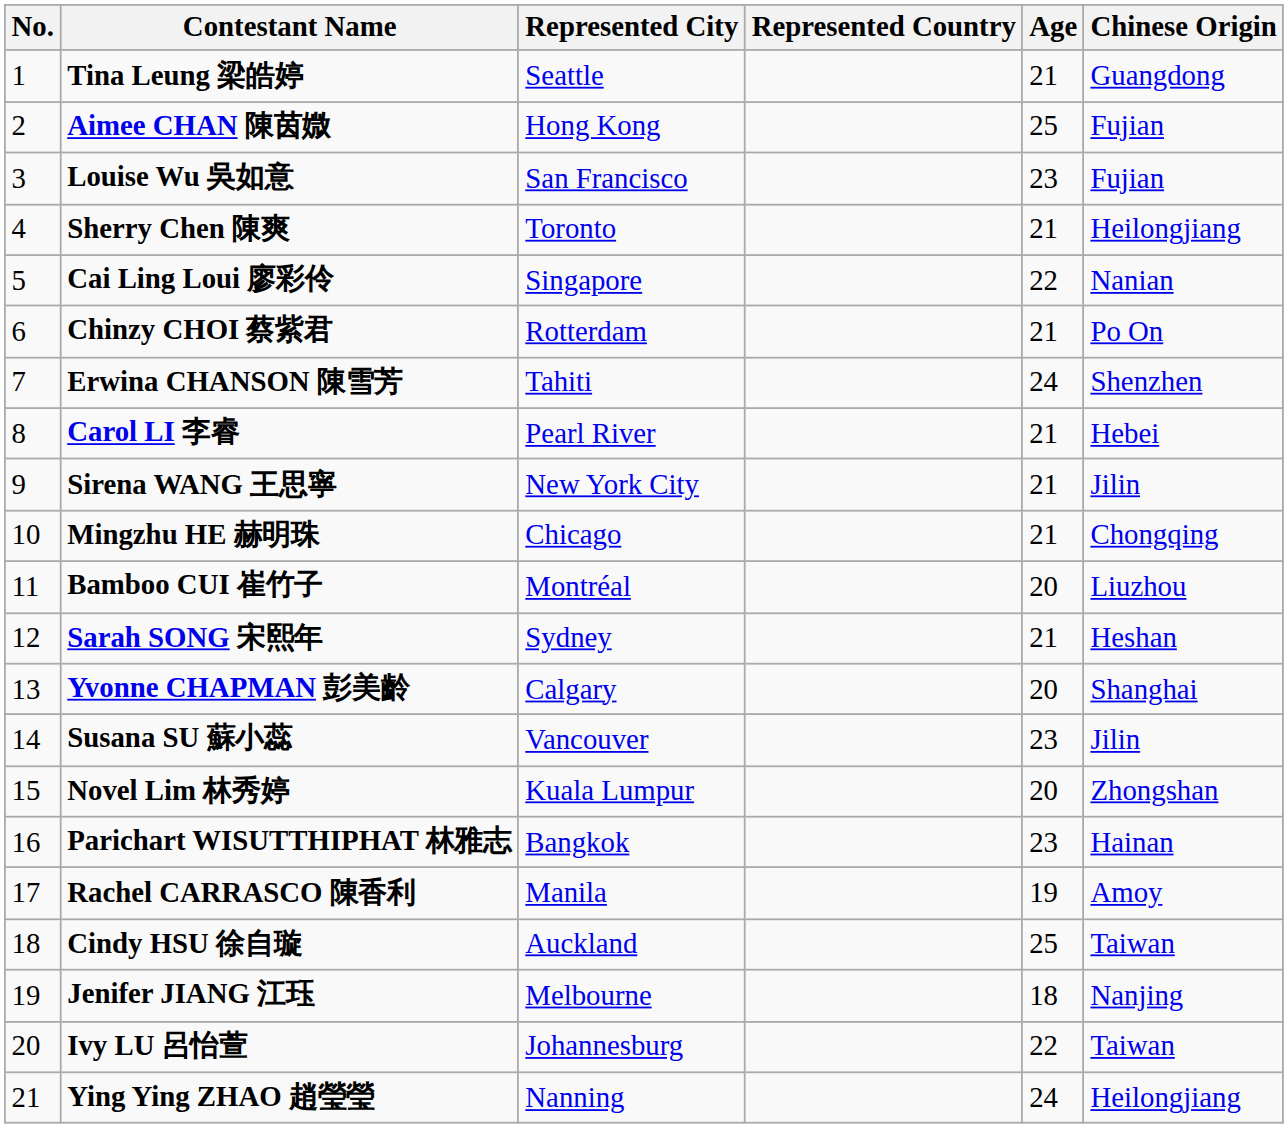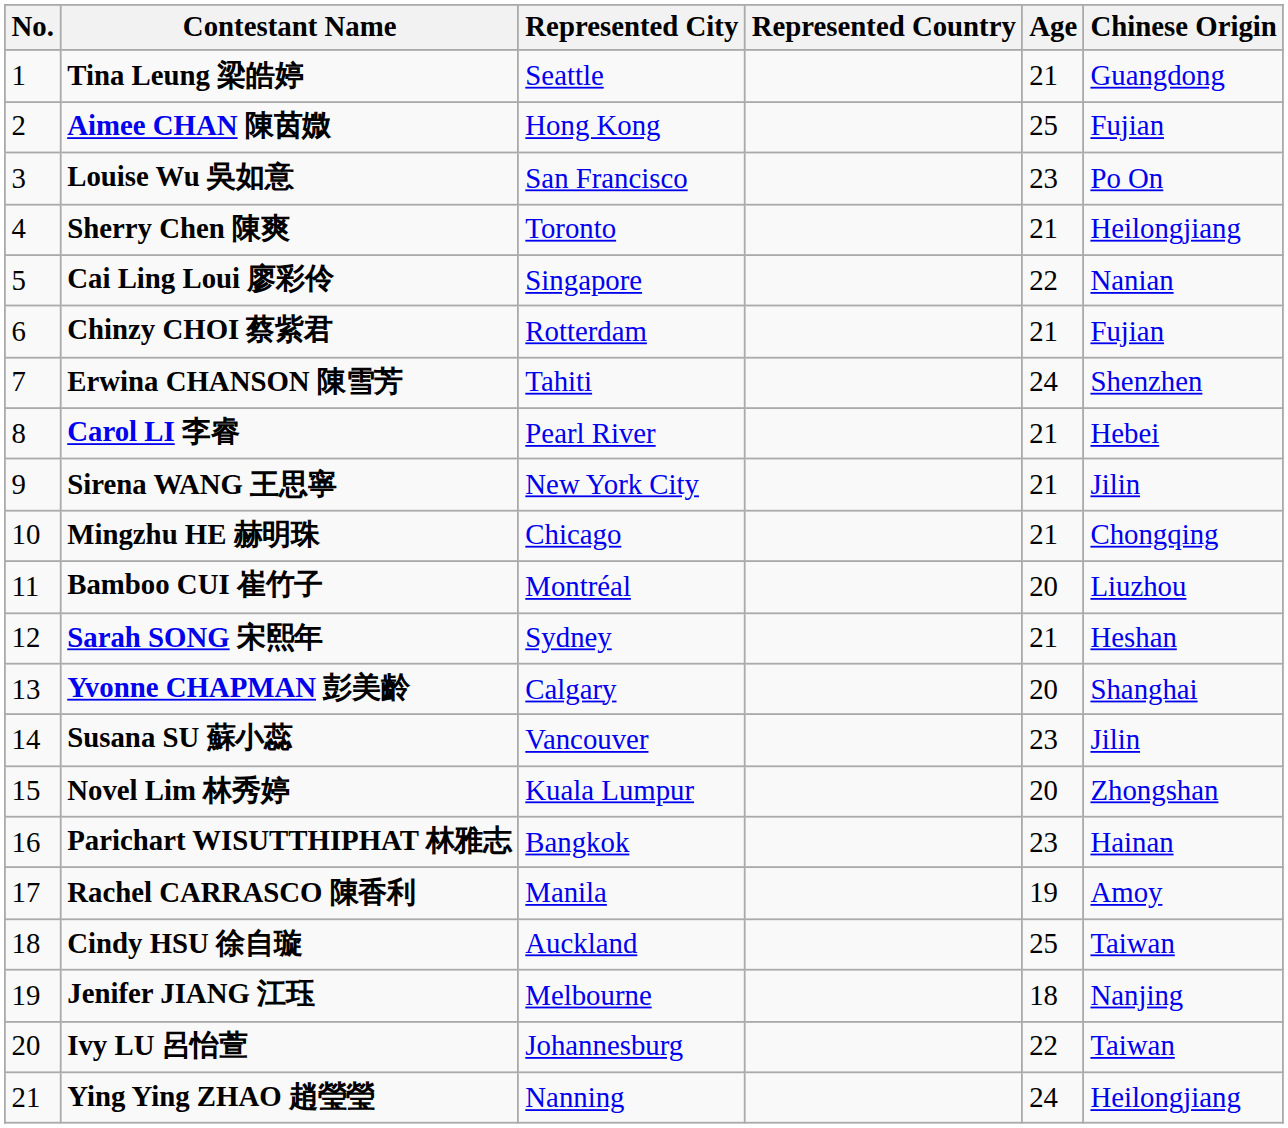(1127, 177) Fujian -> (1127, 177) Po On
(1127, 331) Po On -> (1127, 331) Fujian
